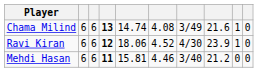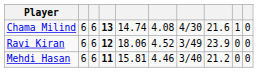(191, 28) 3/49 -> (191, 28) 4/30
(191, 44) 4/30 -> (191, 44) 3/49
(237, 44) 1 -> (237, 44) 0
